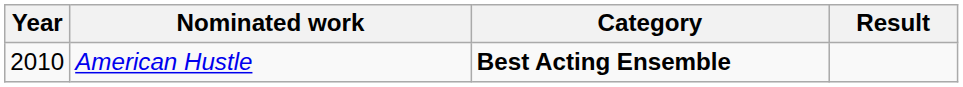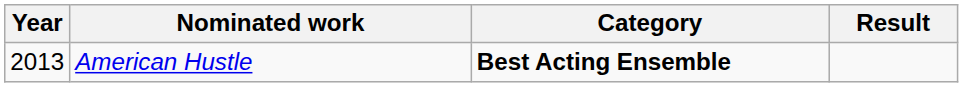(37, 61) 2010 -> (37, 61) 2013
